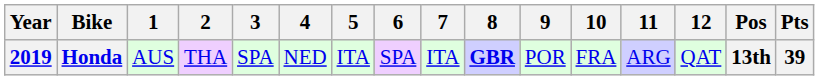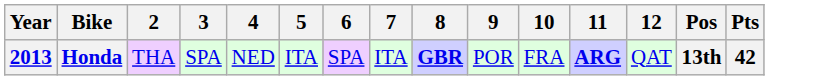- column: (153, 22)
(31, 56) 2019 -> (31, 56) 2013
(648, 56) normal -> (598, 56) bold
(795, 56) 39 -> (745, 56) 42
